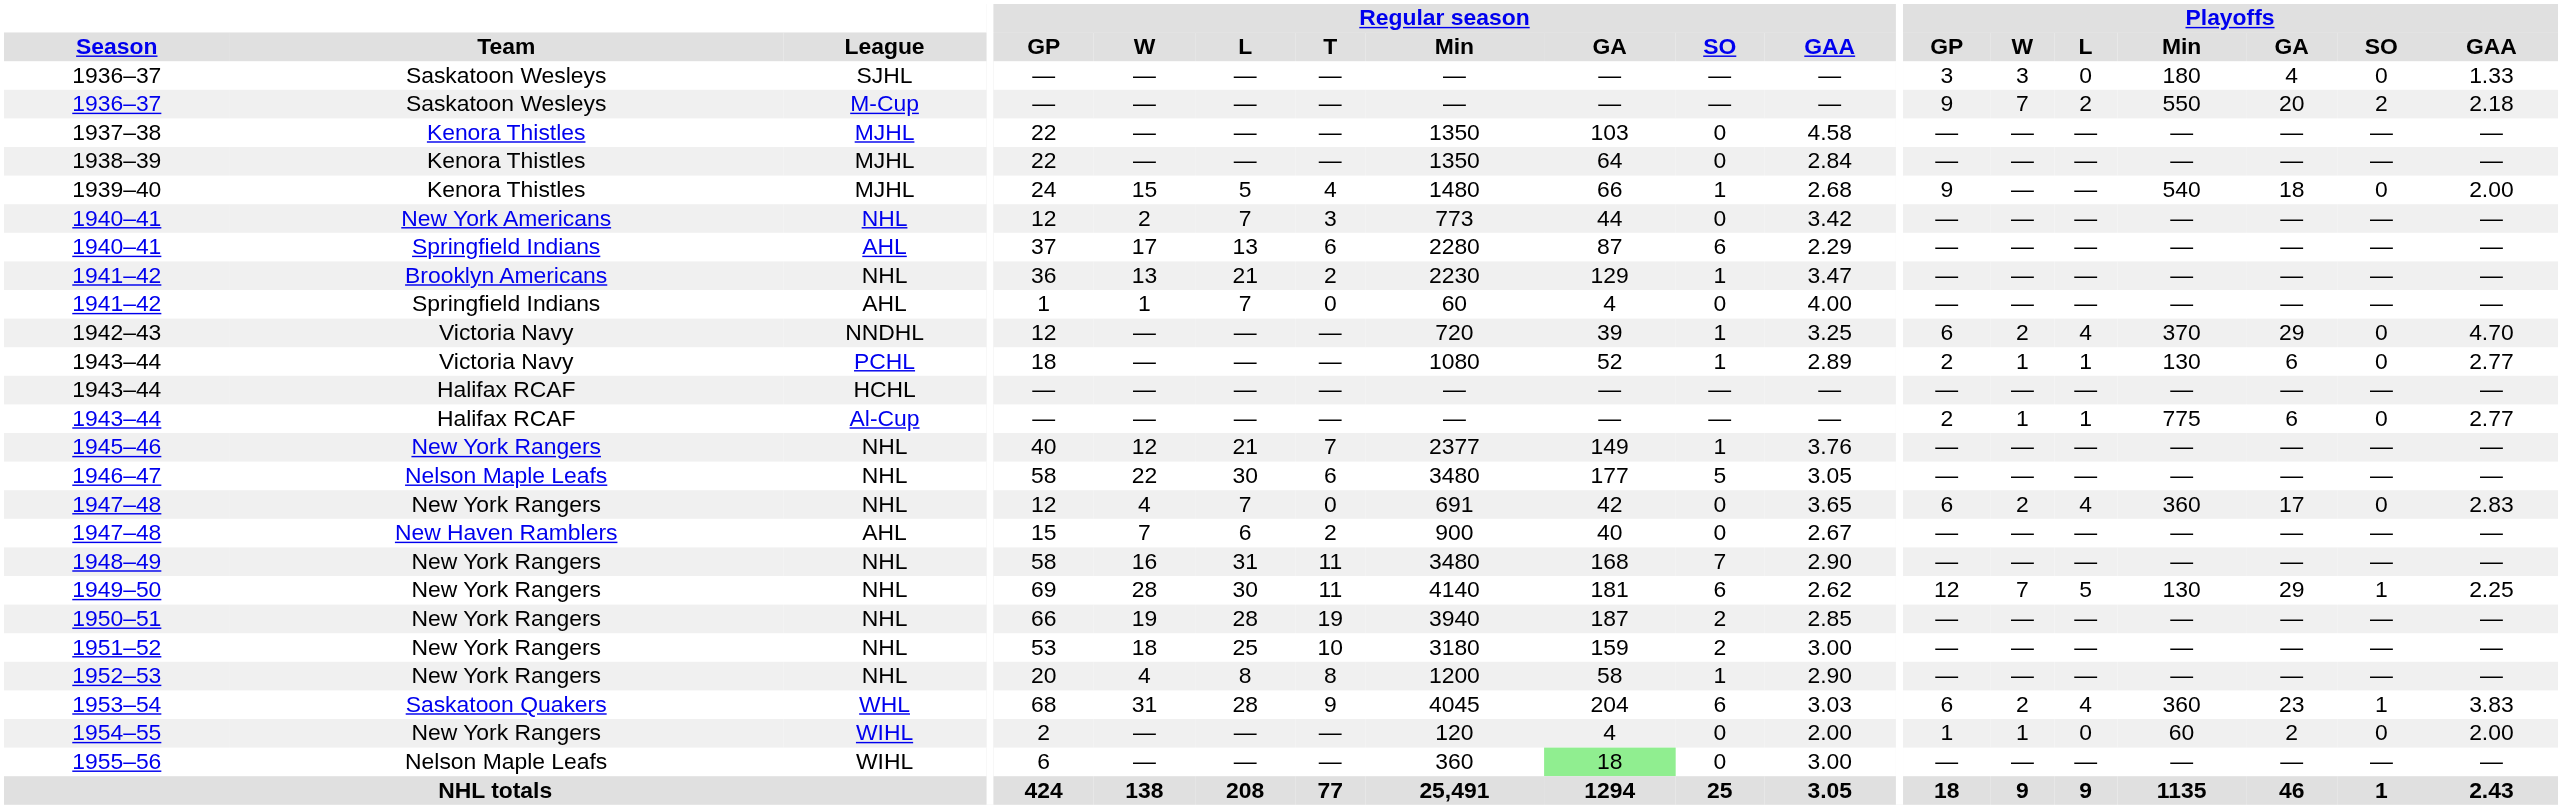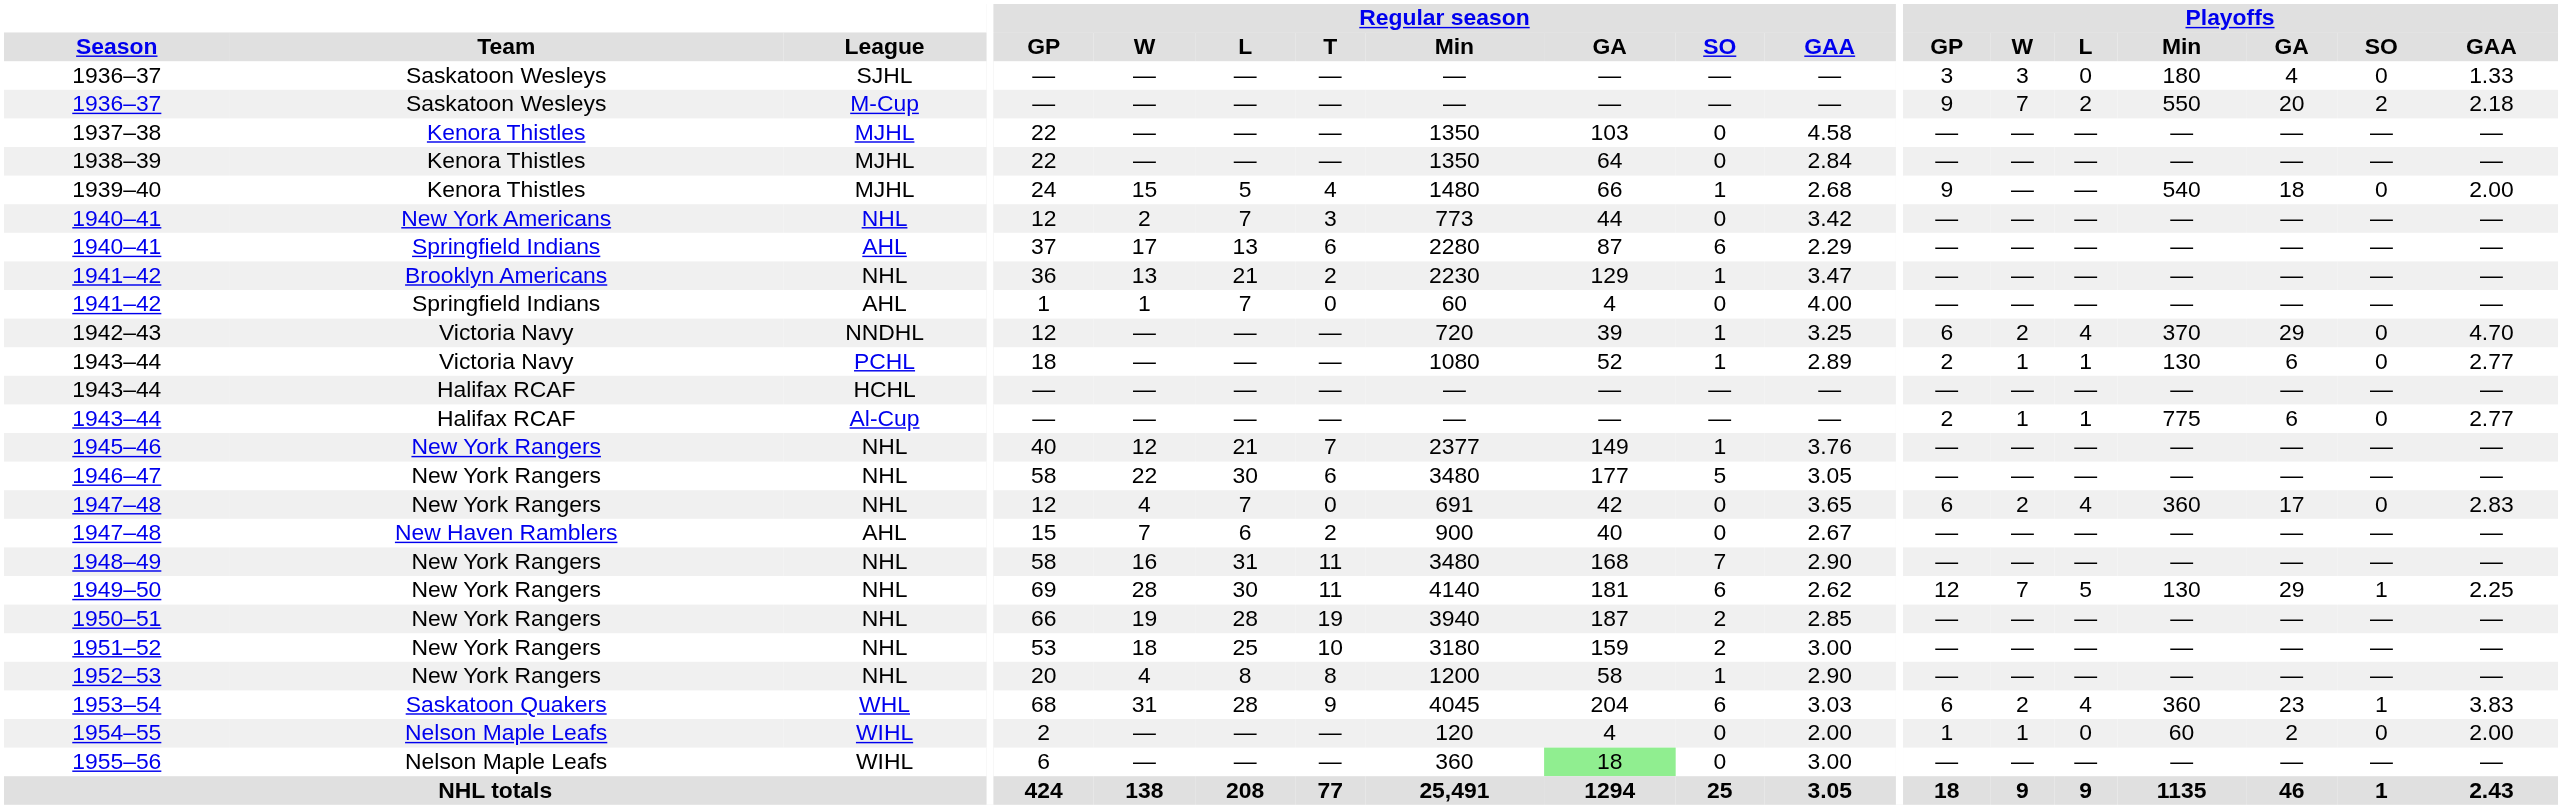(506, 475) Nelson Maple Leafs -> (506, 475) New York Rangers
(506, 733) New York Rangers -> (506, 733) Nelson Maple Leafs
